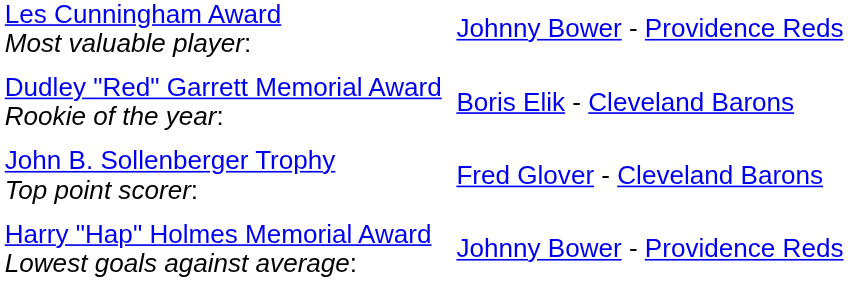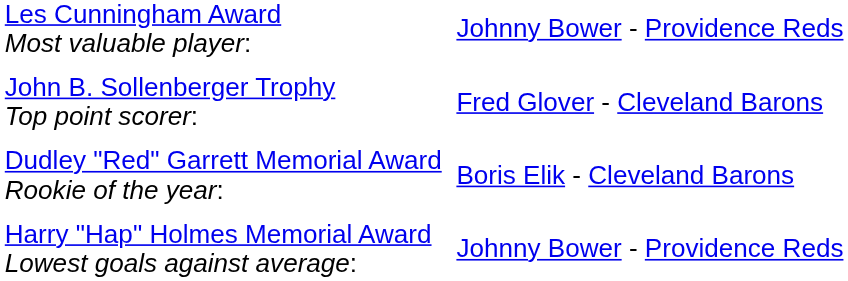rows swapped: (170, 175) <-> (223, 102)
